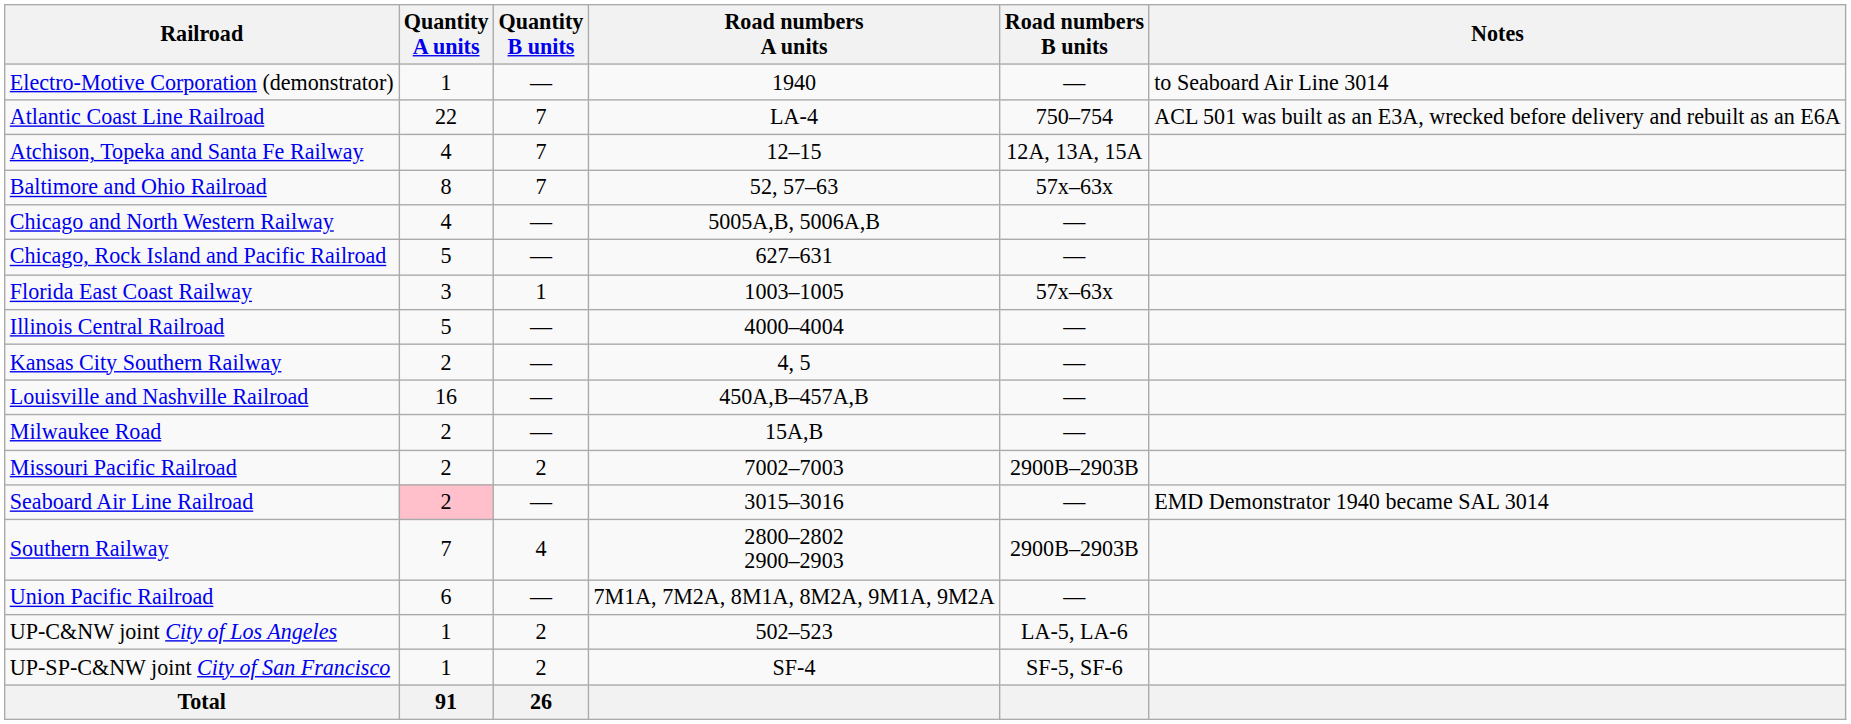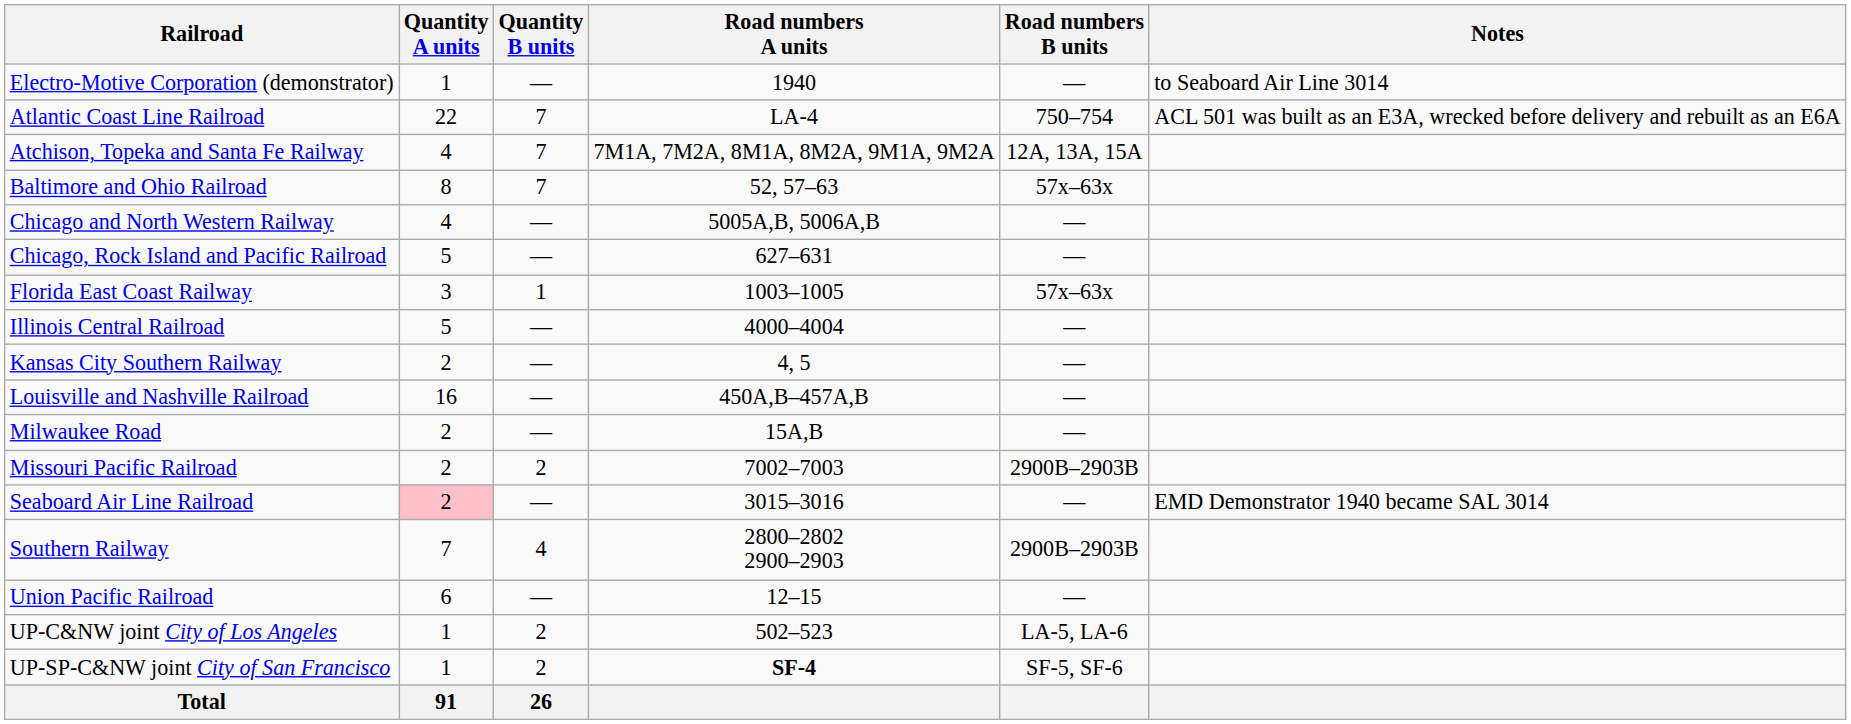(794, 151) 12–15 -> (794, 151) 7M1A, 7M2A, 8M1A, 8M2A, 9M1A, 9M2A
(794, 596) 7M1A, 7M2A, 8M1A, 8M2A, 9M1A, 9M2A -> (794, 596) 12–15
(794, 666) normal -> (794, 666) bold
